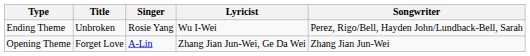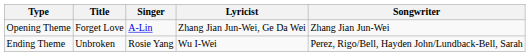rows swapped: (39, 43) <-> (36, 28)
